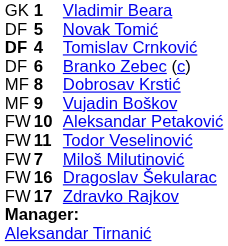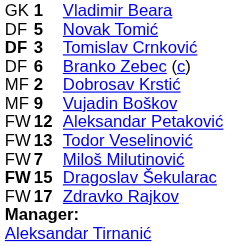(38, 47) 4 -> (38, 47) 3
(38, 85) 8 -> (38, 85) 2
(43, 122) 10 -> (43, 122) 12
(43, 140) 11 -> (43, 140) 13
(18, 177) normal -> (18, 177) bold
(43, 177) 16 -> (43, 177) 15
